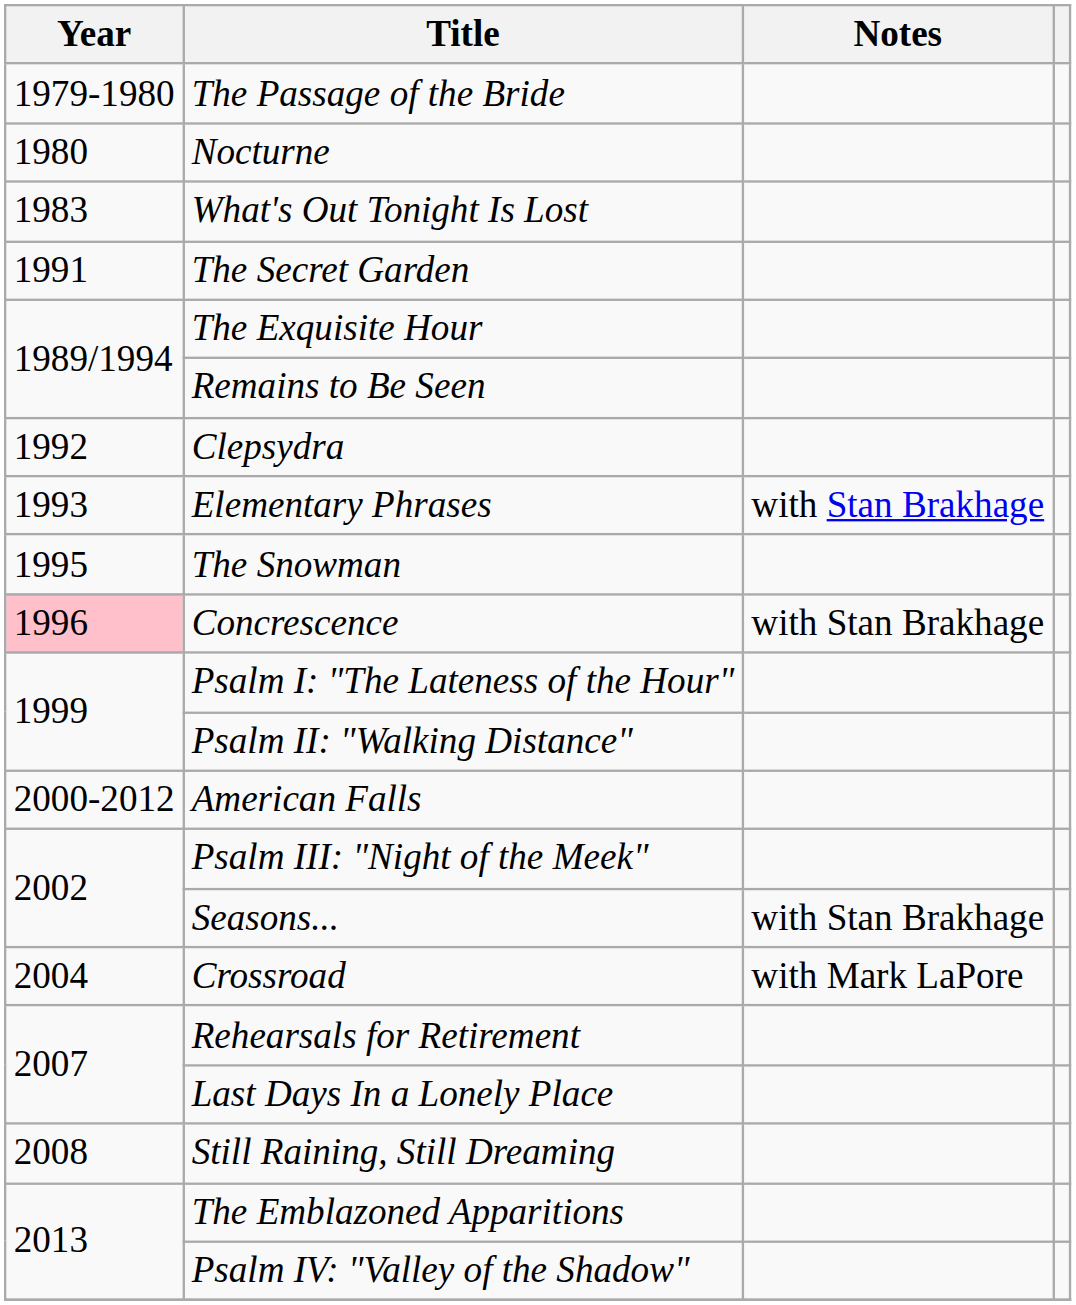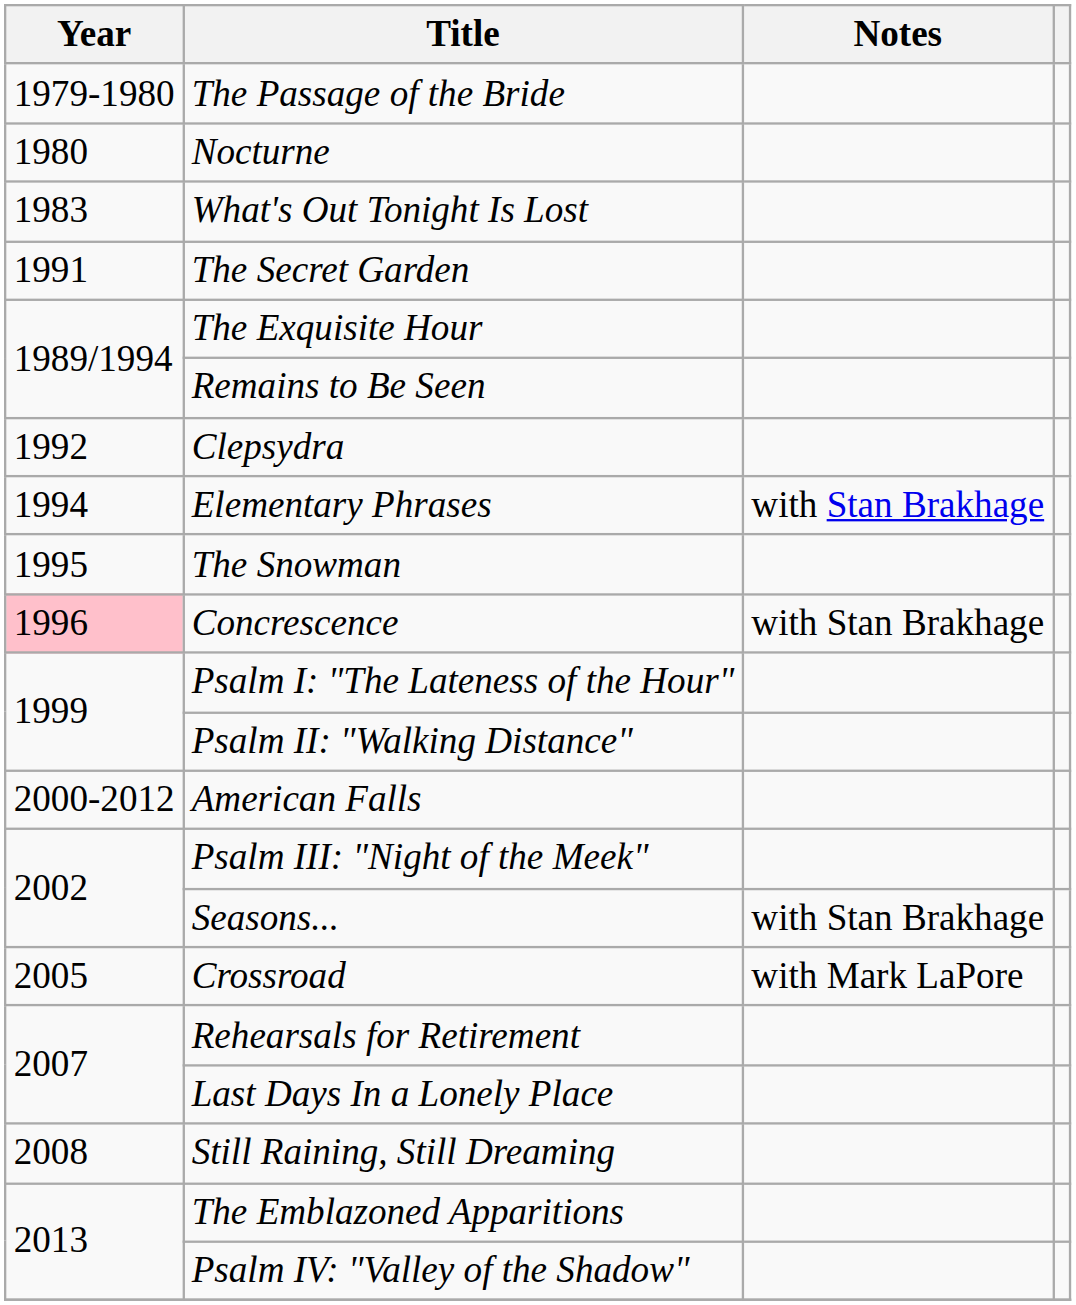(51, 504) 1993 -> (51, 504) 1994
(51, 975) 2004 -> (51, 975) 2005
